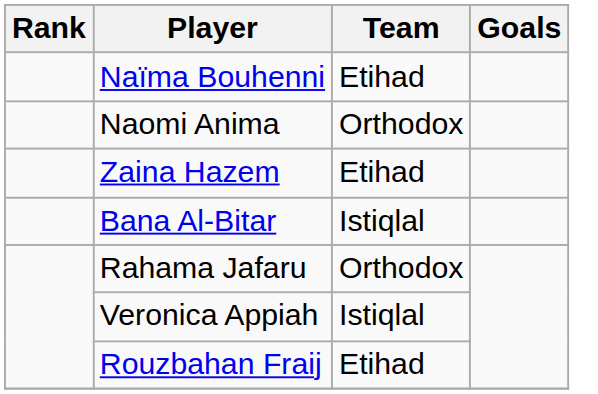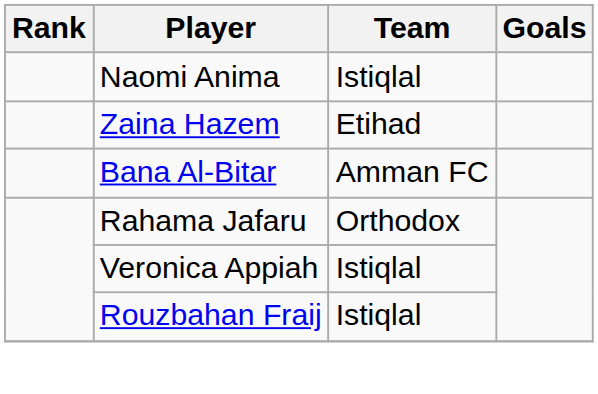- row: (212, 76)
(401, 124) Orthodox -> (379, 76) Istiqlal
(382, 220) Istiqlal -> (412, 172) Amman FC
(382, 364) Etihad -> (379, 316) Istiqlal
